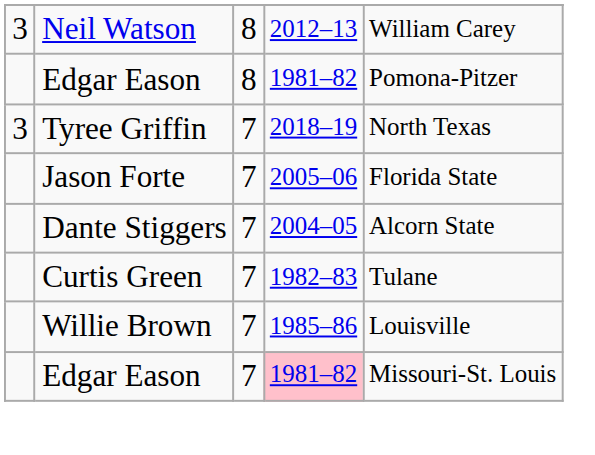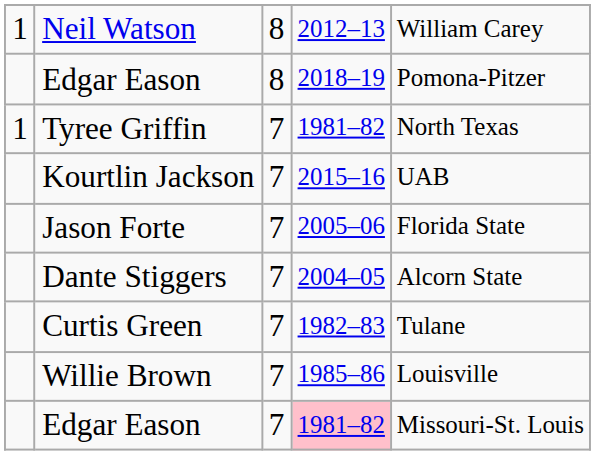(20, 29) 3 -> (20, 29) 1
(314, 78) 1981–82 -> (341, 78) 2018–19
(20, 128) 3 -> (20, 128) 1
(314, 128) 2018–19 -> (341, 128) 1981–82
+ row: (148, 177)
